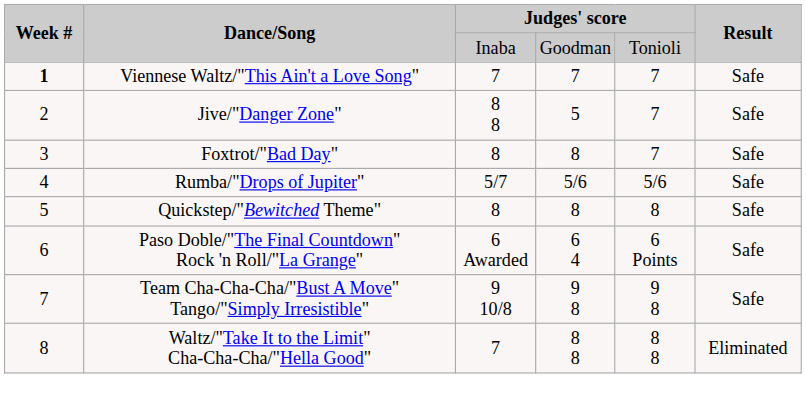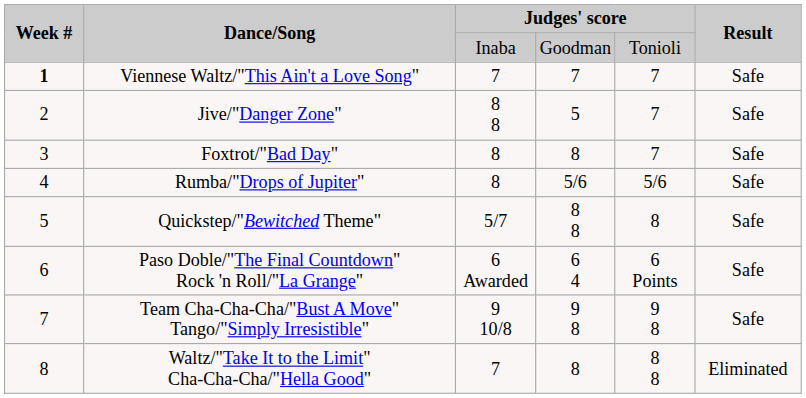(496, 182) 5/7 -> (496, 182) 8
(496, 211) 8 -> (496, 221) 5/7
(575, 211) 8 -> (575, 221) 8 8
(575, 348) 8 8 -> (575, 368) 8
